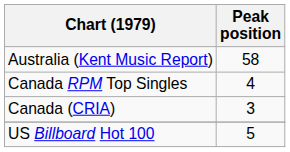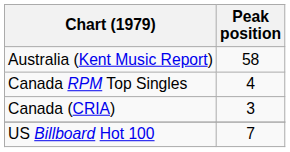(251, 134) 5 -> (251, 134) 7
